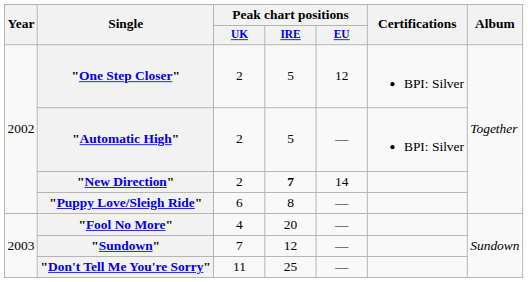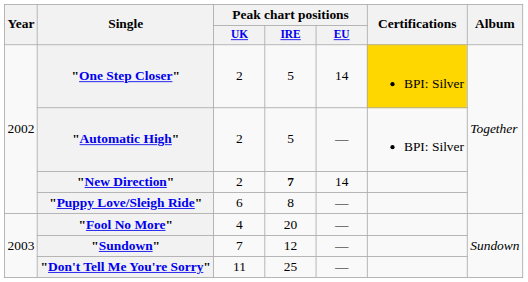(342, 76) 12 -> (342, 76) 14
(417, 84) no background -> (417, 84) gold background
